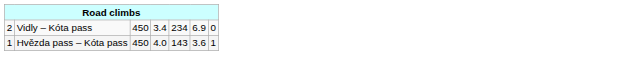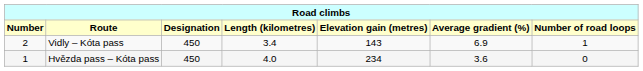+ row: (104, 28)
(180, 28) 234 -> (374, 43) 143
(213, 28) 0 -> (585, 43) 1
(180, 43) 143 -> (374, 59) 234
(213, 43) 1 -> (585, 59) 0
